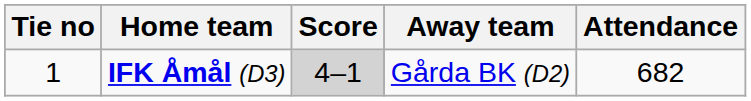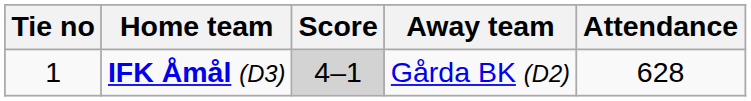(661, 72) 682 -> (661, 72) 628
